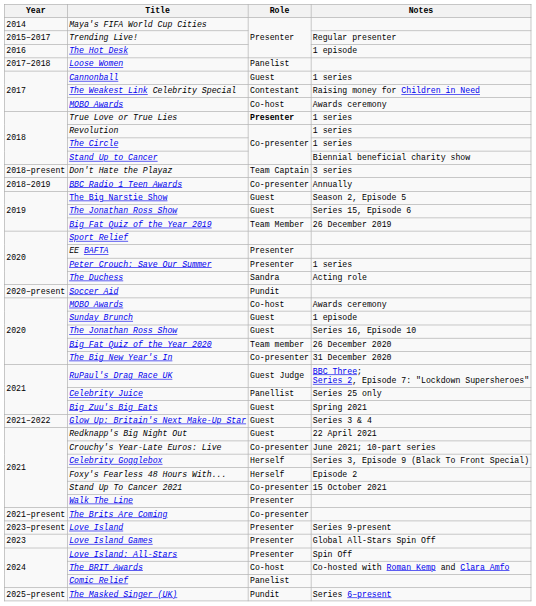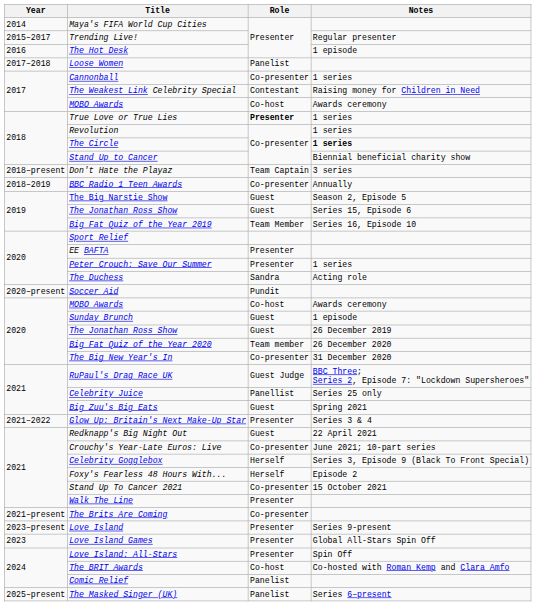(262, 78) Guest -> (279, 78) Co-presenter
(333, 144) normal -> (333, 144) bold
(352, 225) 26 December 2019 -> (364, 225) Series 16, Episode 10
(364, 331) Series 16, Episode 10 -> (352, 331) 26 December 2019
(262, 421) Guest -> (272, 421) Presenter
(265, 594) Pundit -> (270, 594) Panelist
